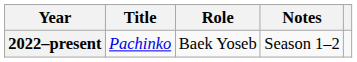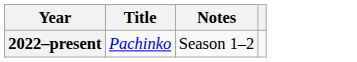- column: (218, 17)
